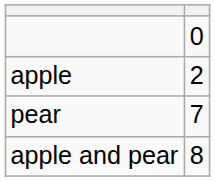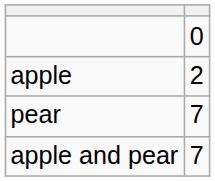(197, 155) 8 -> (197, 155) 7
